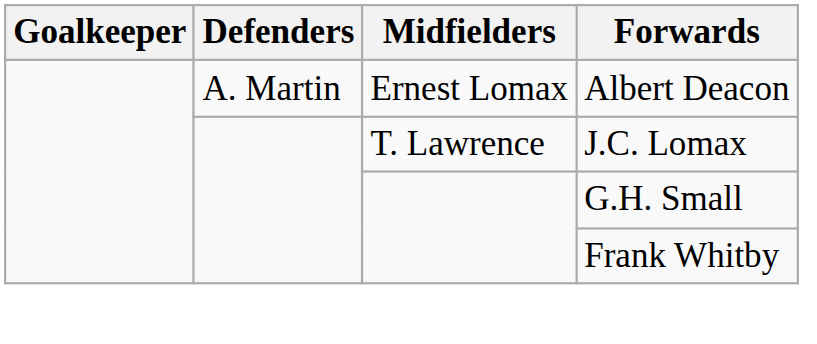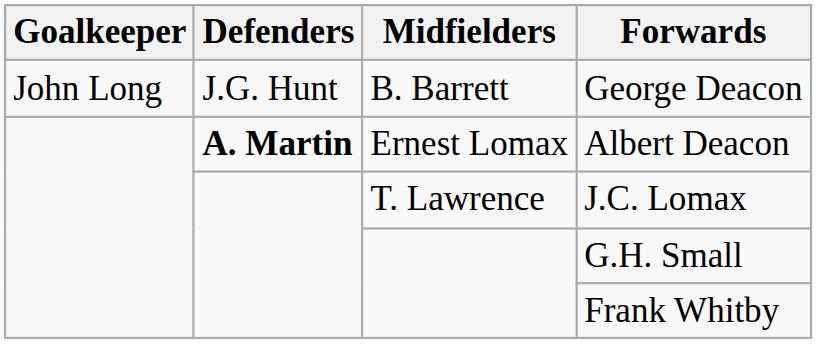+ row: (693, 87)
(272, 87) normal -> (277, 143) bold
